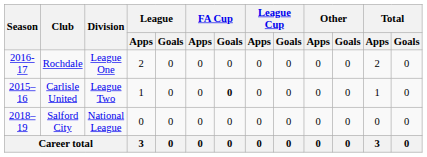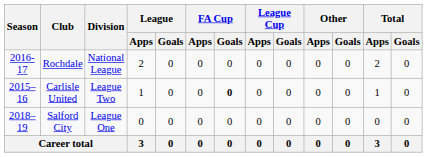(106, 64) League One -> (106, 64) National League
(106, 121) National League -> (106, 121) League One
